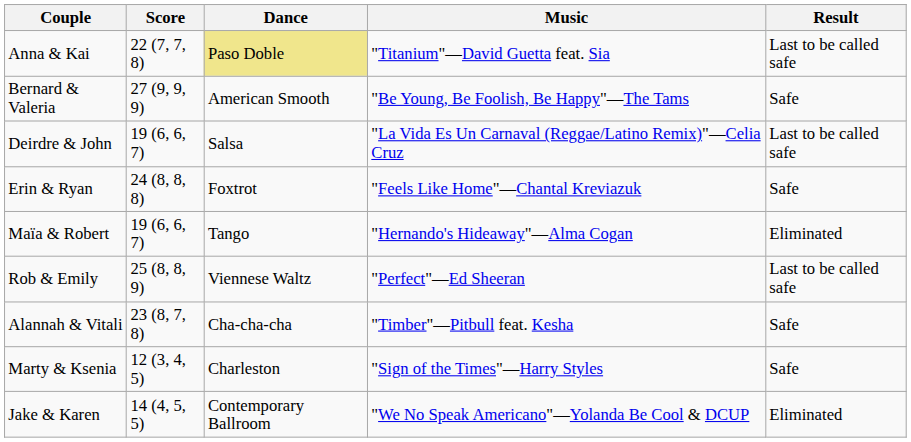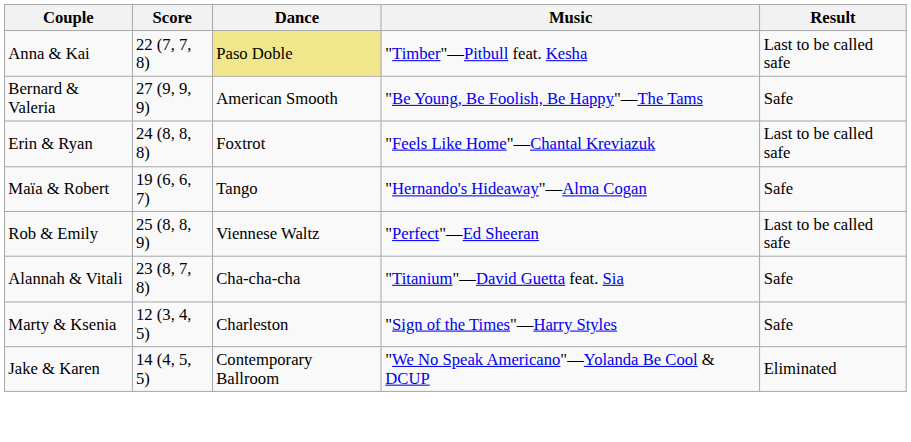(491, 53) "Titanium"—David Guetta feat. Sia -> (486, 53) "Timber"—Pitbull feat. Kesha
- row: (60, 143)
(784, 188) Safe -> (818, 143) Last to be called safe
(806, 233) Eliminated -> (778, 188) Safe
(472, 324) "Timber"—Pitbull feat. Kesha -> (505, 278) "Titanium"—David Guetta feat. Sia
